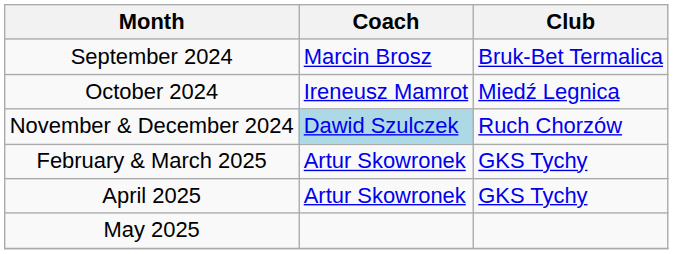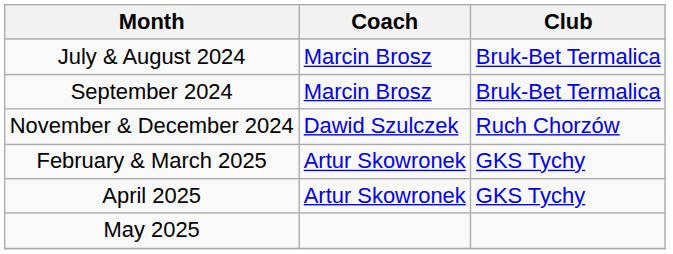+ row: (152, 56)
- row: (152, 91)
(381, 126) lightblue background -> (381, 126) no background
